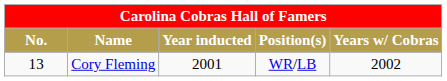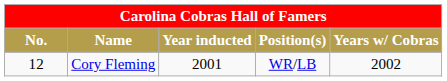(36, 64) 13 -> (36, 64) 12
